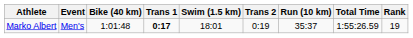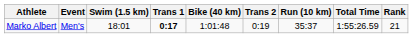columns swapped: (211, 12) <-> (115, 12)
(395, 26) 19 -> (395, 26) 21
